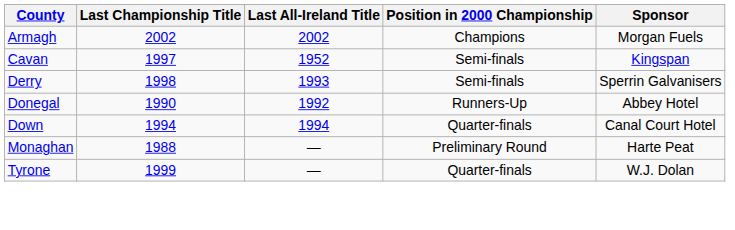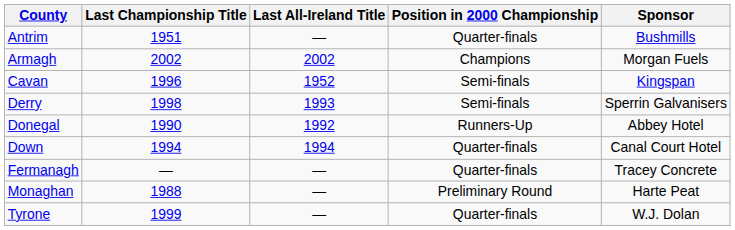+ row: (28, 37)
(161, 59) 1997 -> (166, 81) 1996
+ row: (43, 170)
